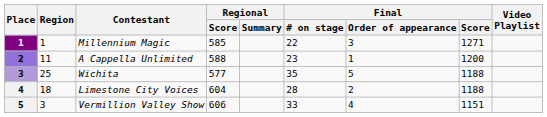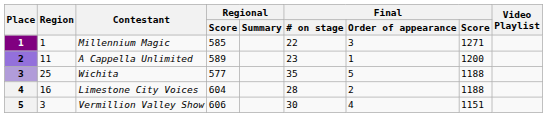(217, 58) 588 -> (217, 58) 589
(45, 89) 18 -> (45, 89) 16
(292, 105) 33 -> (292, 105) 30
